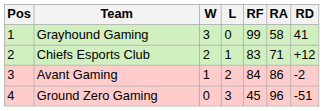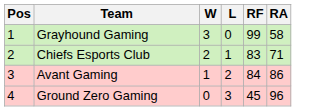- column: (305, 14)
